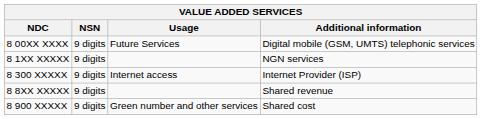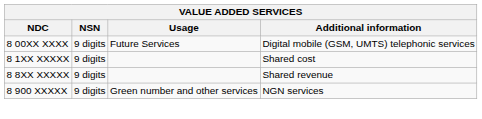(293, 59) NGN services -> (289, 59) Shared cost
- row: (37, 75)
(289, 106) Shared cost -> (293, 91) NGN services
